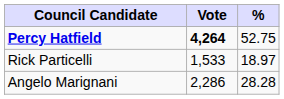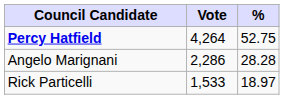(208, 37) bold -> (208, 37) normal
rows swapped: (62, 82) <-> (50, 60)
